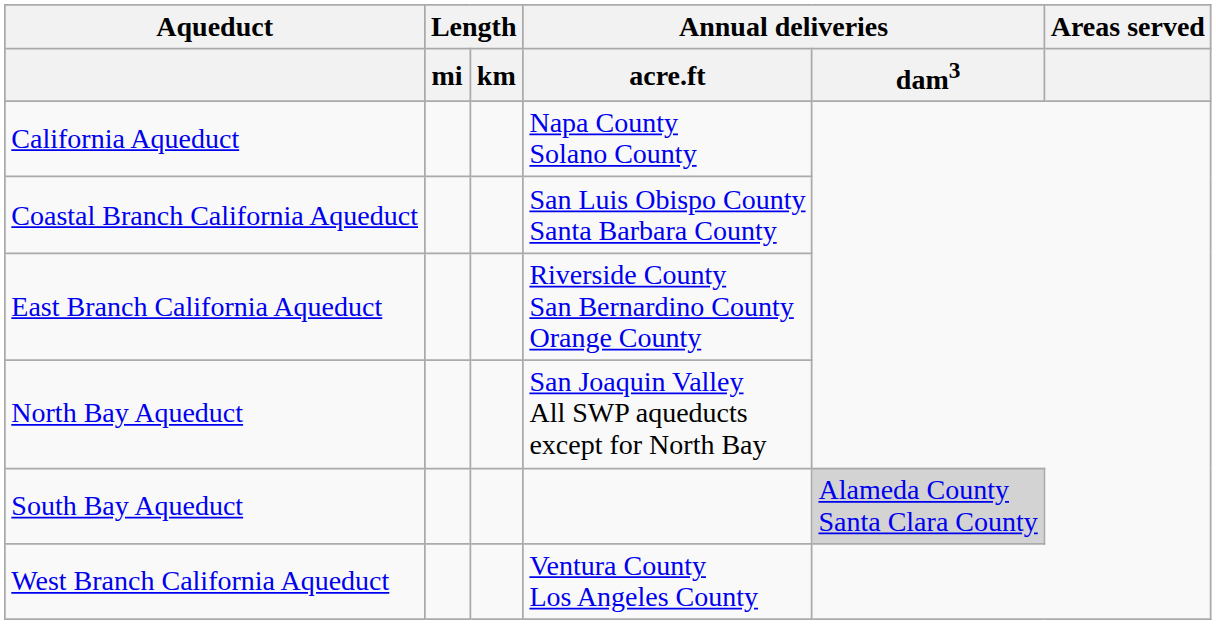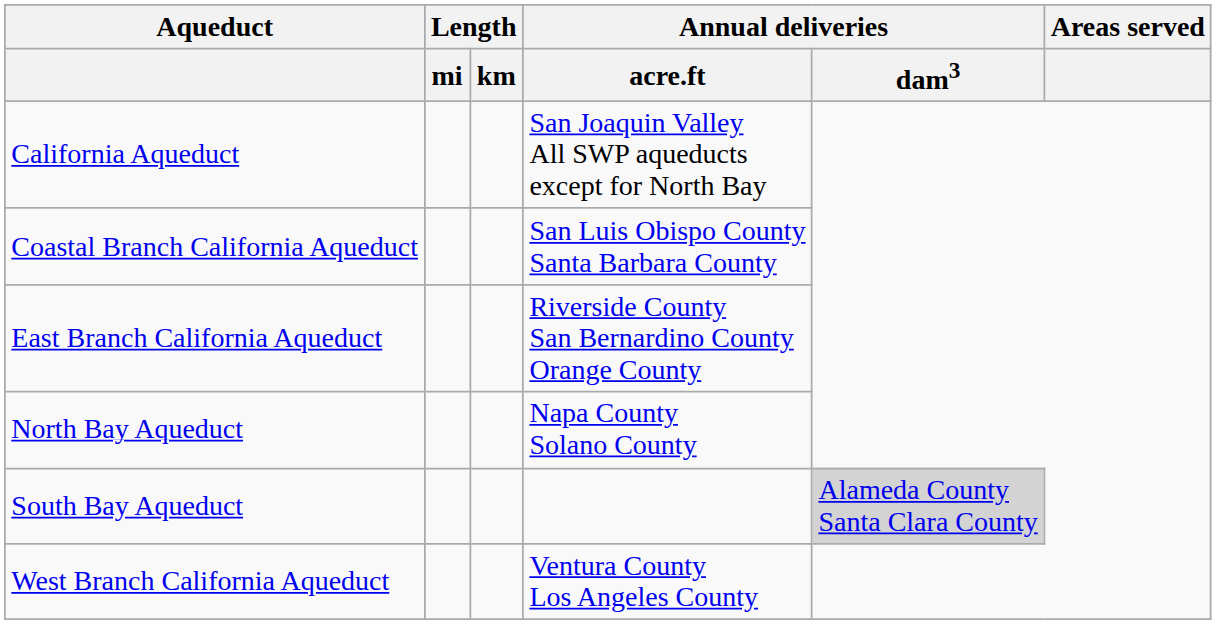(613, 138) Napa County Solano County -> (648, 154) San Joaquin Valley All SWP aqueducts except for North Bay
(648, 413) San Joaquin Valley All SWP aqueducts except for North Bay -> (613, 429) Napa County Solano County
